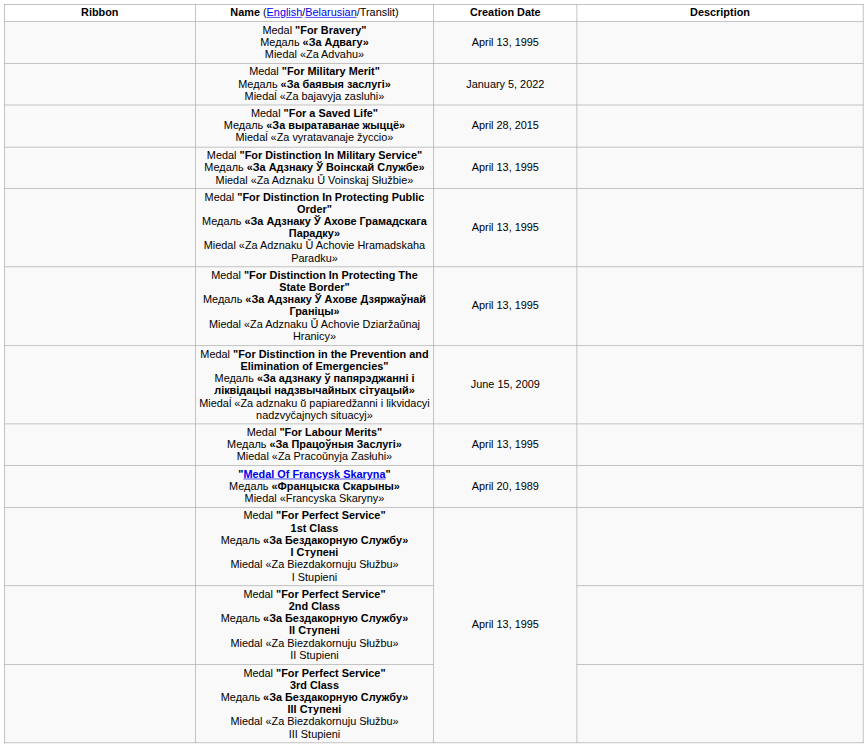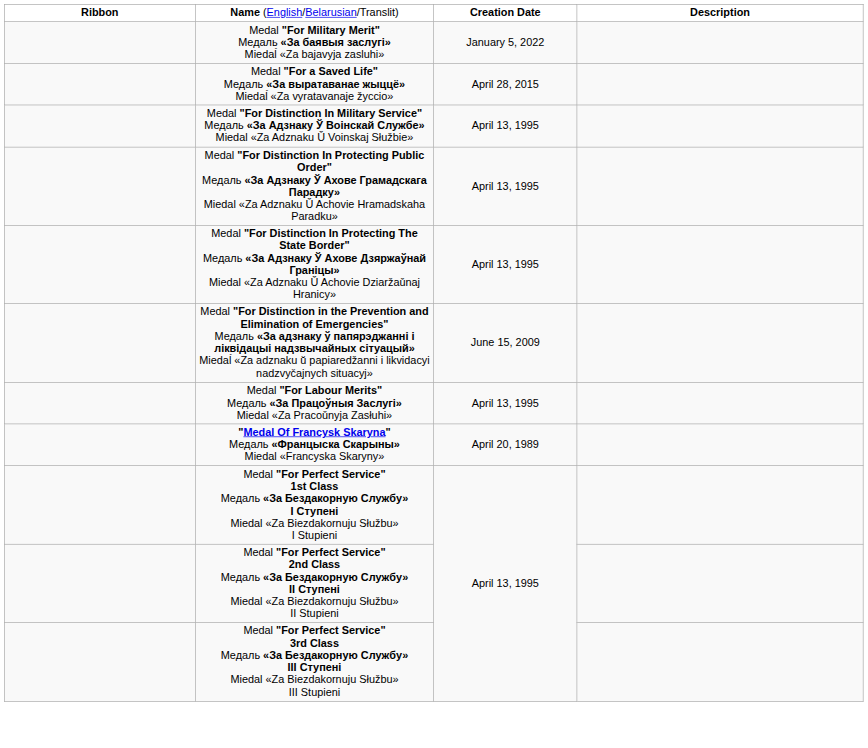- row: (314, 42)
